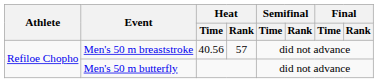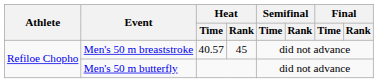(211, 50) 40.56 -> (211, 50) 40.57
(241, 50) 57 -> (241, 50) 45
